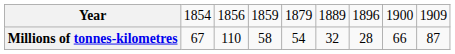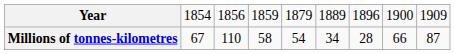(332, 38) 32 -> (332, 38) 34
